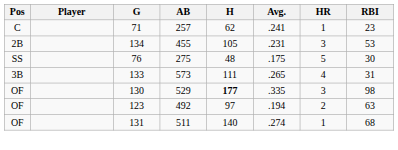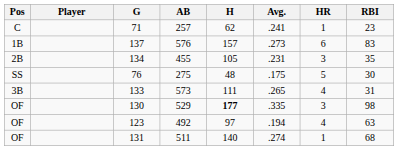+ row: (137, 43)
(370, 43) 53 -> (370, 59) 35
(323, 106) 2 -> (323, 122) 4
